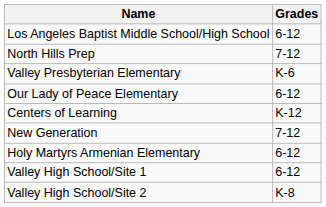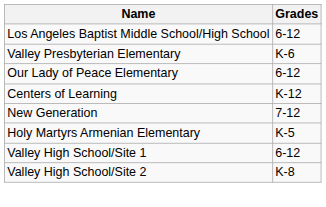- row: (51, 53)
(288, 152) 6-12 -> (285, 133) K-5
